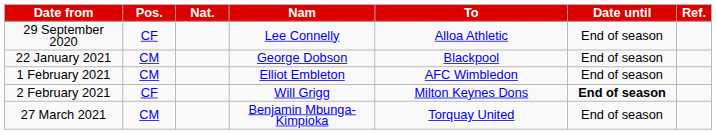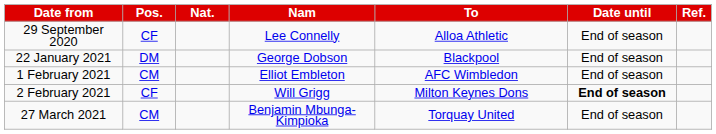(149, 58) CM -> (149, 58) DM
